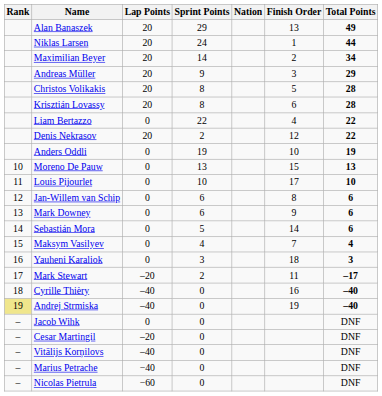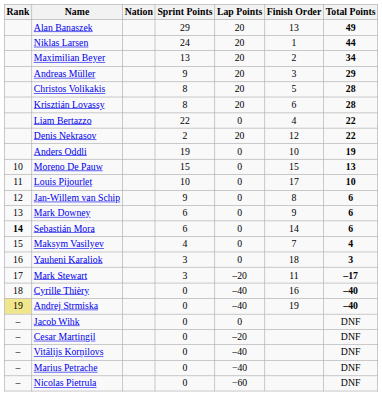columns swapped: (248, 12) <-> (147, 12)
(202, 58) 14 -> (185, 58) 13
(202, 167) 13 -> (185, 167) 15
(202, 197) 6 -> (185, 197) 9
(18, 228) normal -> (18, 228) bold
(202, 228) 5 -> (185, 228) 6
(202, 275) 2 -> (185, 275) 3
